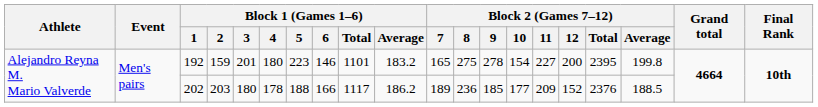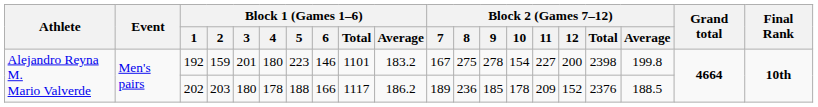(440, 62) 165 -> (440, 62) 167
(603, 62) 2395 -> (603, 62) 2398
(519, 89) 177 -> (519, 89) 178
